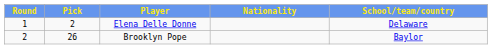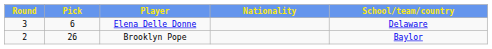(25, 24) 1 -> (25, 24) 3
(72, 24) 2 -> (72, 24) 6
